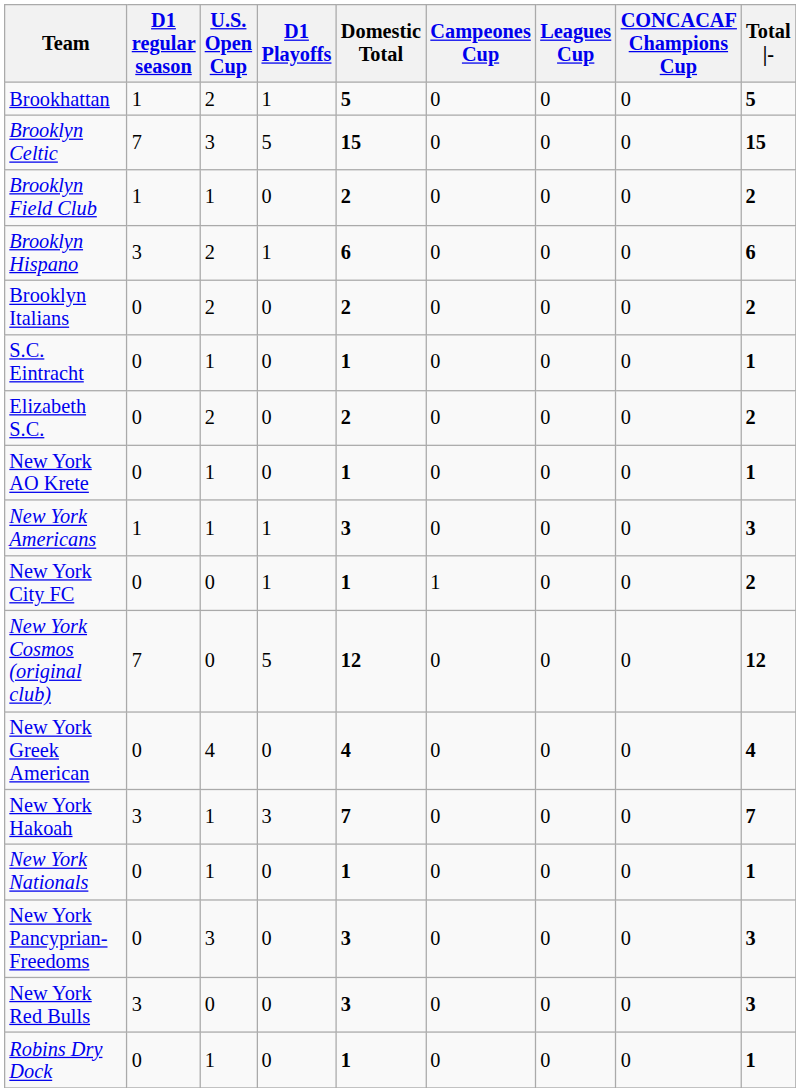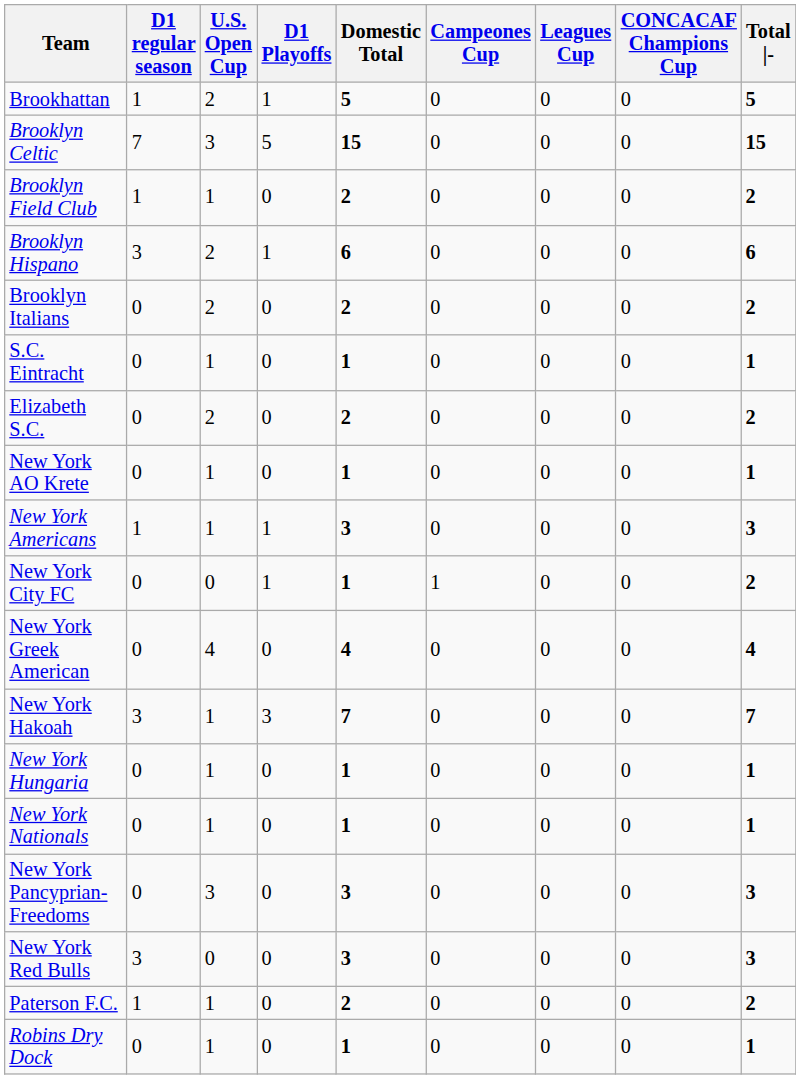- row: (48, 660)
+ row: (49, 771)
+ row: (64, 1002)
